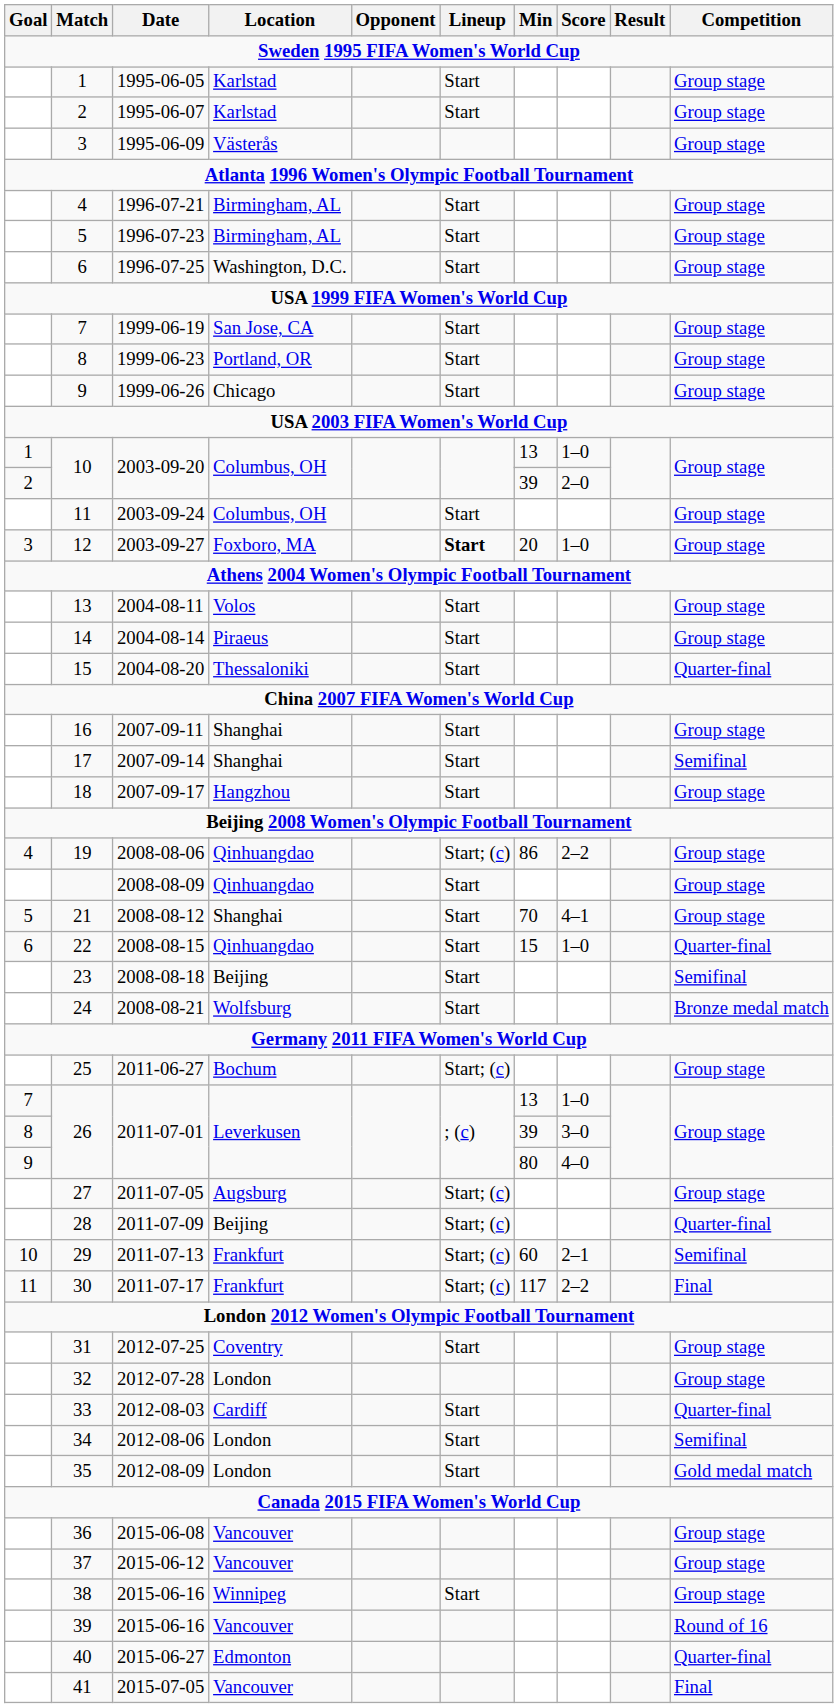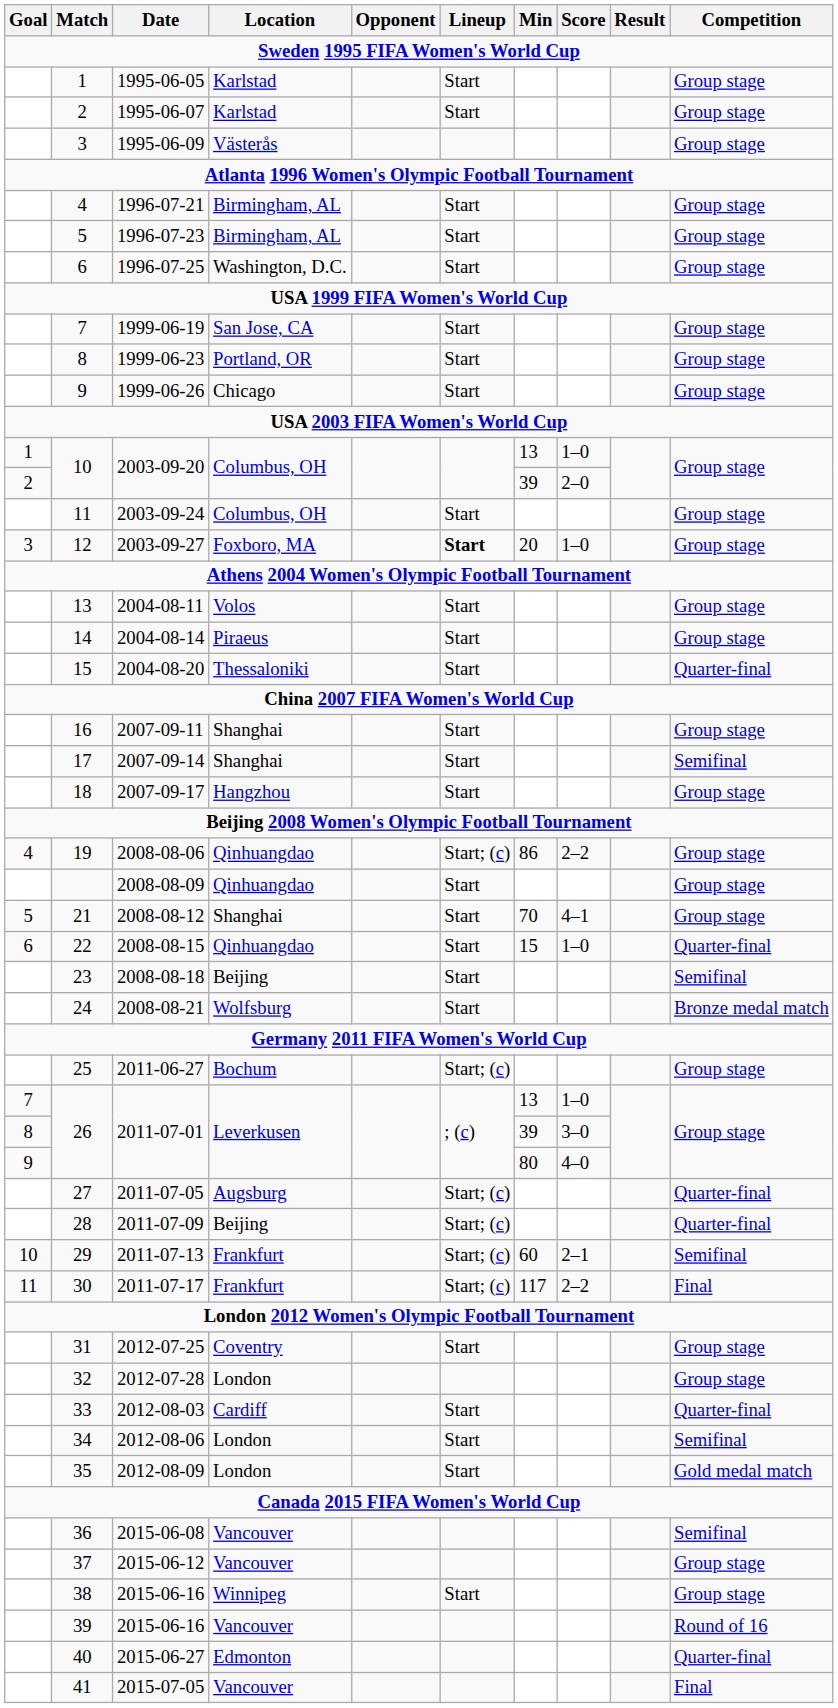(719, 1193) Group stage -> (723, 1193) Quarter-final
(719, 1533) Group stage -> (710, 1533) Semifinal
